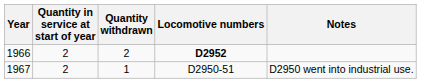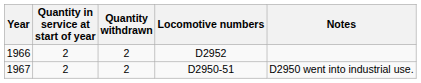(211, 53) bold -> (211, 53) normal
(127, 70) 1 -> (127, 70) 2
